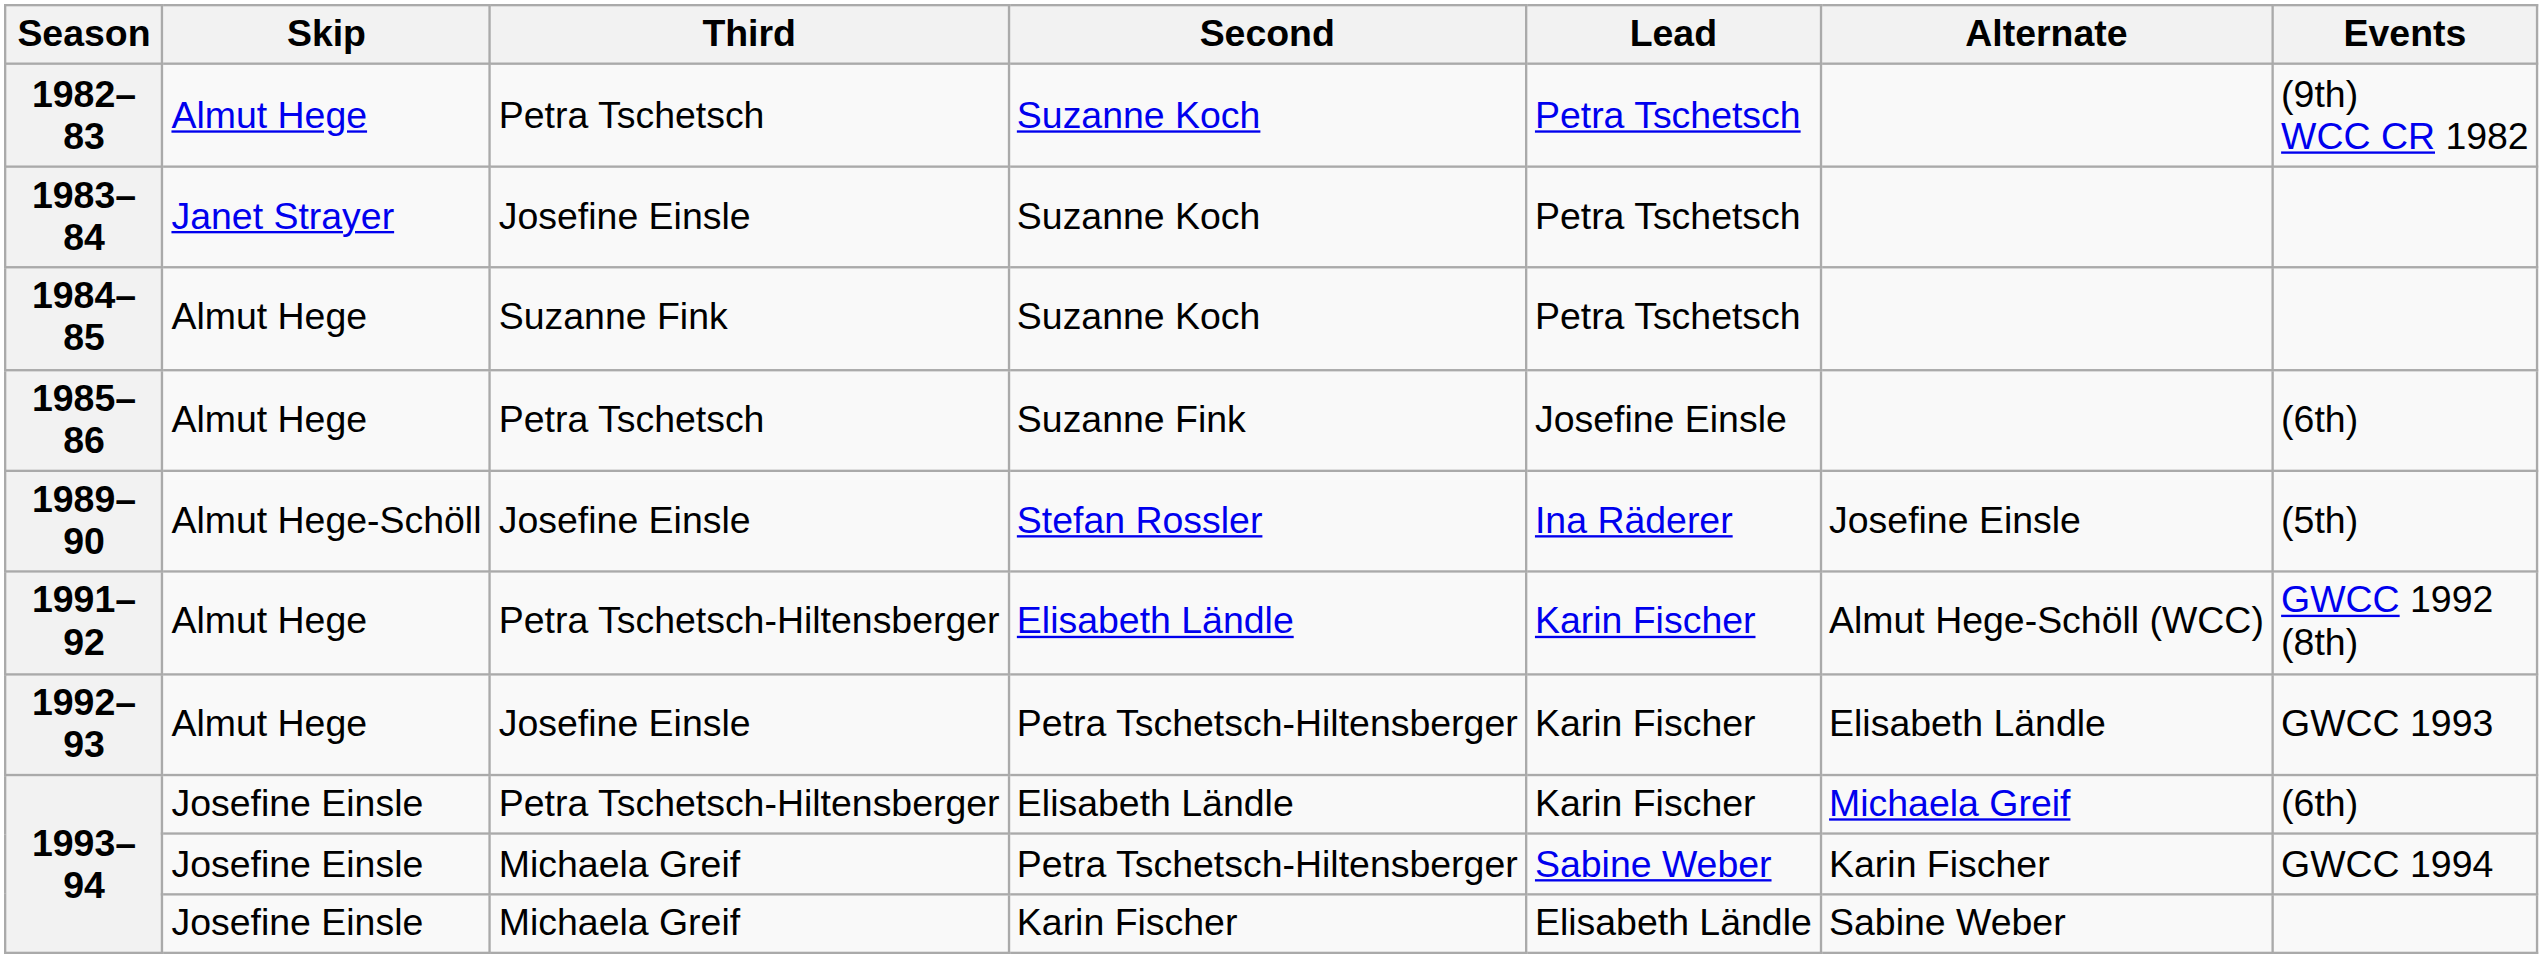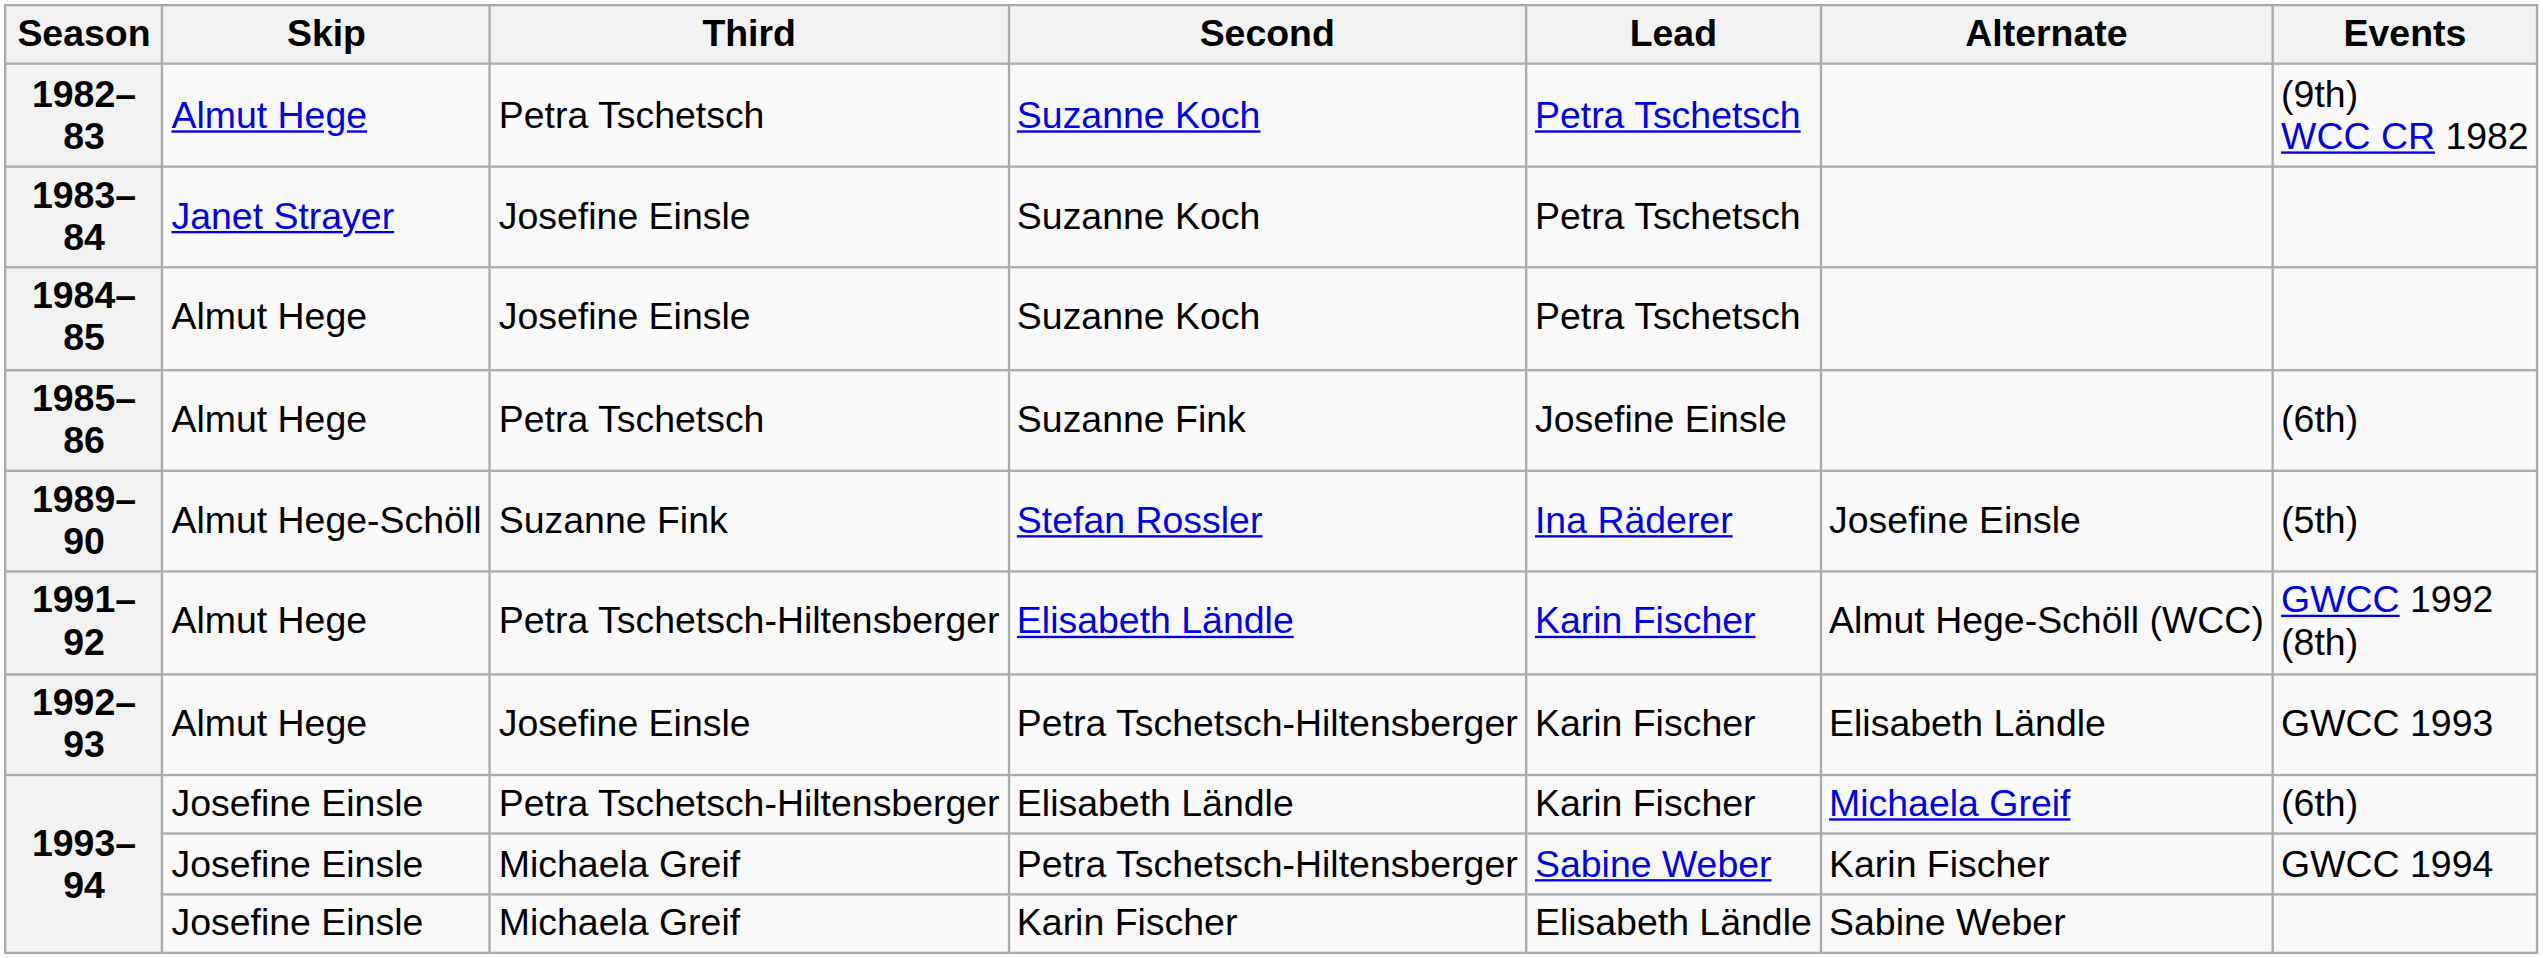(613, 317) Suzanne Fink -> (625, 317) Josefine Einsle
(625, 520) Josefine Einsle -> (613, 520) Suzanne Fink
